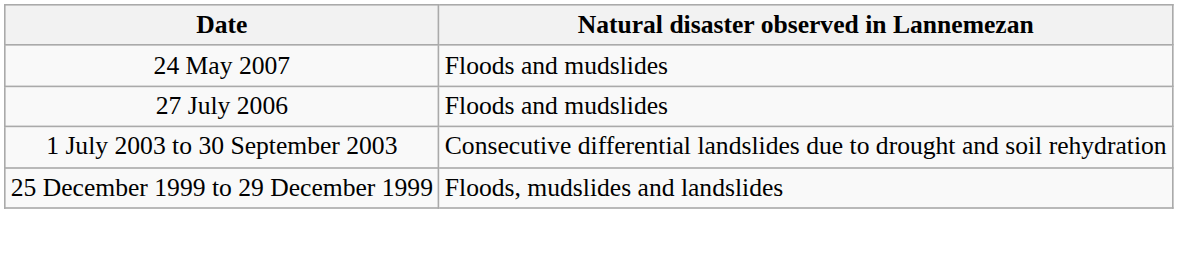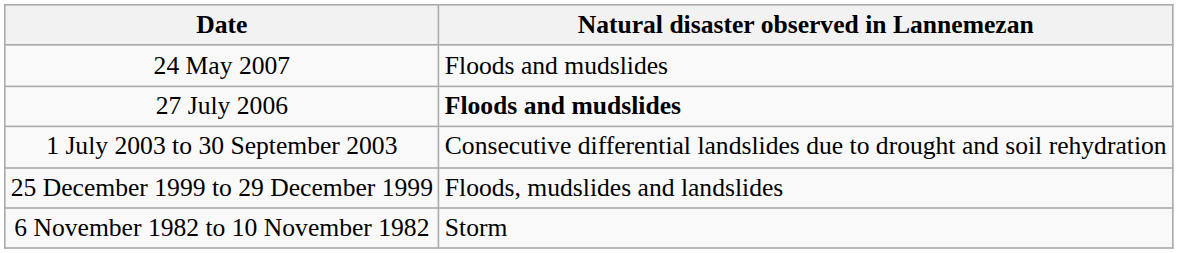(556, 106) normal -> (563, 106) bold
+ row: (222, 227)
